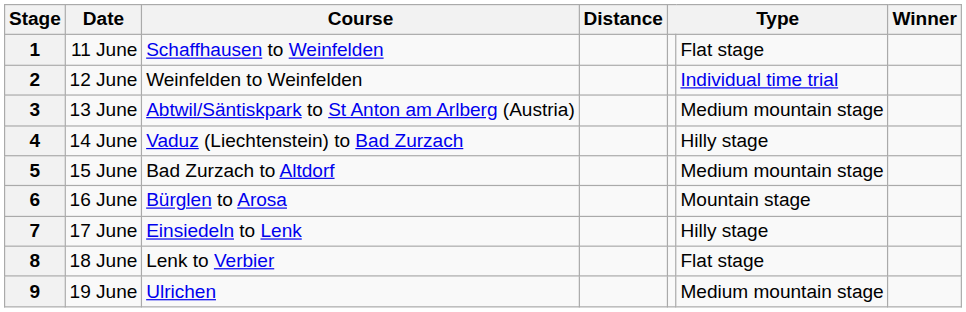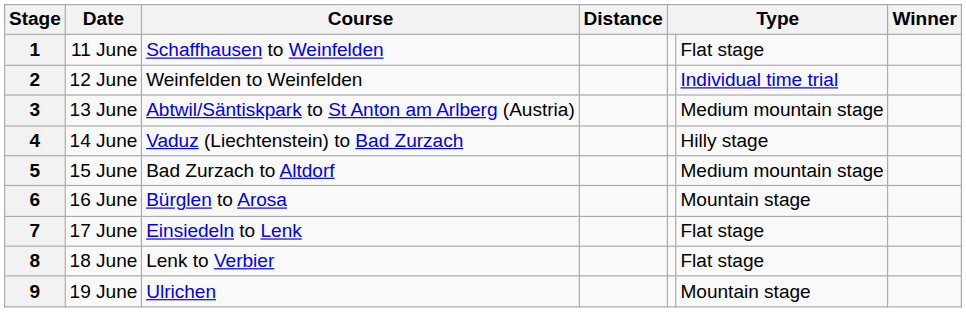(724, 230) Hilly stage -> (722, 230) Flat stage
(782, 291) Medium mountain stage -> (746, 291) Mountain stage
